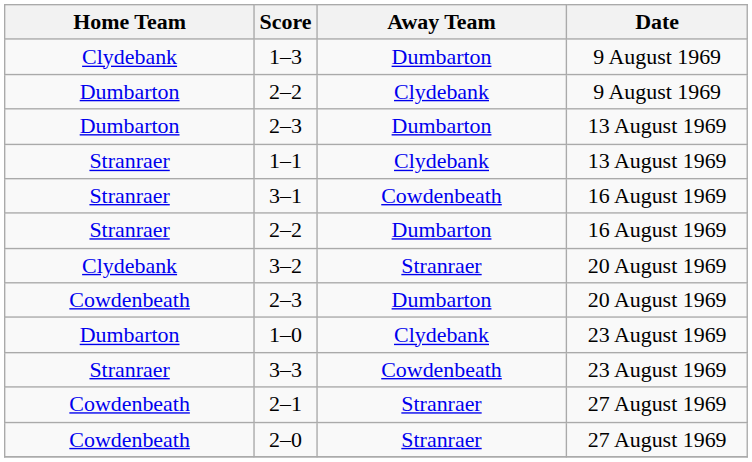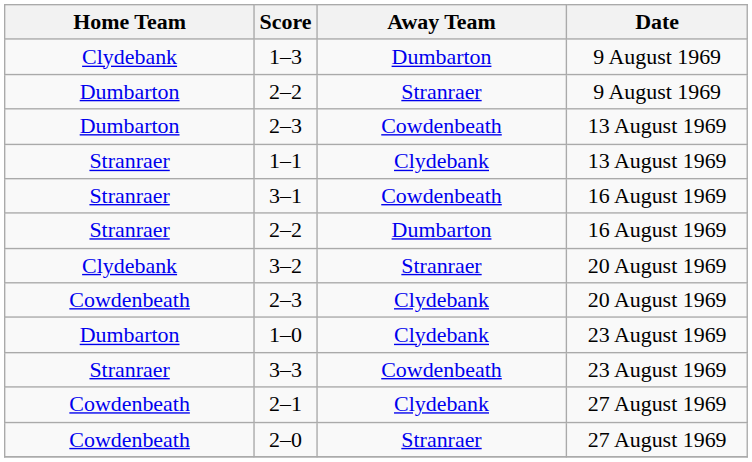(442, 91) Clydebank -> (442, 91) Stranraer
(442, 126) Dumbarton -> (442, 126) Cowdenbeath
(442, 299) Dumbarton -> (442, 299) Clydebank
(442, 404) Stranraer -> (442, 404) Clydebank
